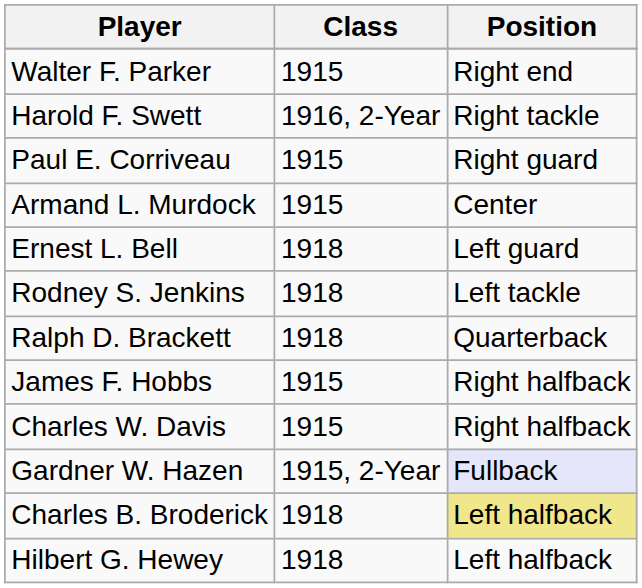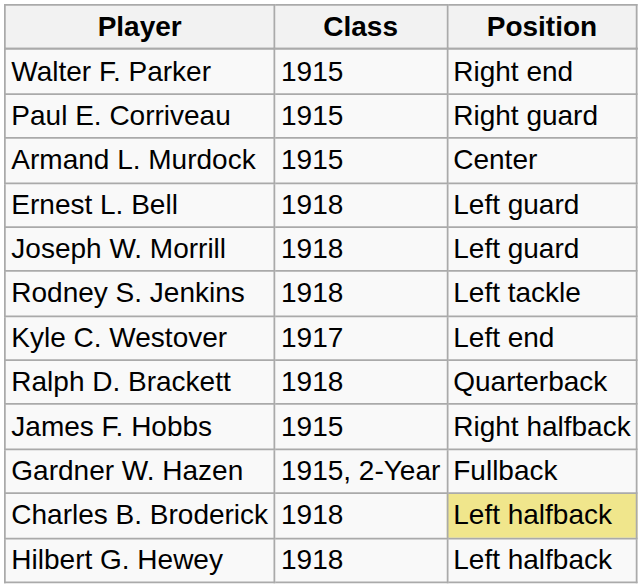- row: (106, 115)
+ row: (119, 248)
+ row: (119, 337)
- row: (119, 426)
(505, 470) lavender background -> (505, 470) no background
